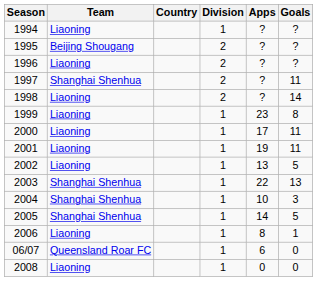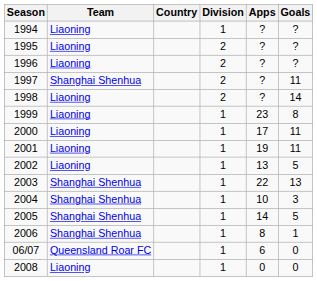(92, 47) Beijing Shougang -> (70, 47) Liaoning
(70, 234) Liaoning -> (95, 234) Shanghai Shenhua
